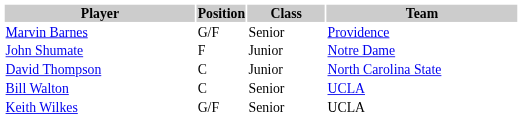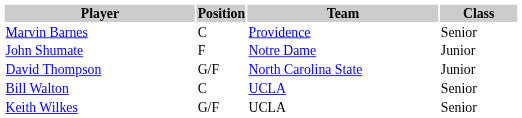columns swapped: (286, 13) <-> (422, 13)
(208, 32) G/F -> (202, 32) C
(202, 70) C -> (208, 70) G/F
